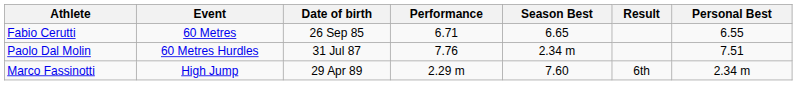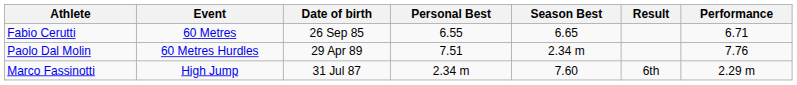columns swapped: (732, 14) <-> (446, 14)
(337, 52) 31 Jul 87 -> (337, 52) 29 Apr 89
(337, 71) 29 Apr 89 -> (337, 71) 31 Jul 87
